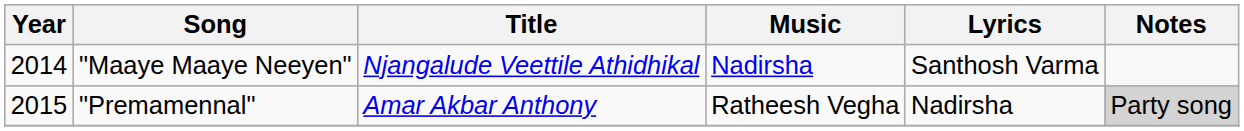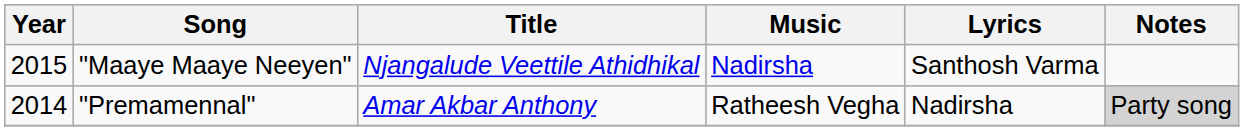(39, 65) 2014 -> (39, 65) 2015
(39, 105) 2015 -> (39, 105) 2014
